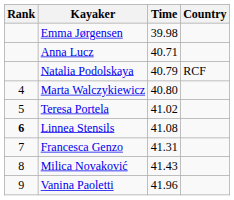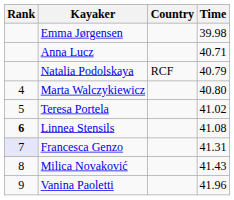columns swapped: (205, 14) <-> (164, 14)
(21, 147) no background -> (21, 147) lavender background
